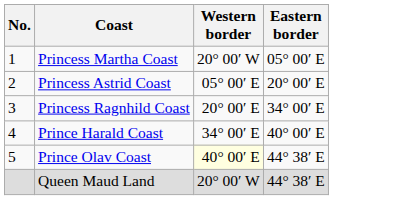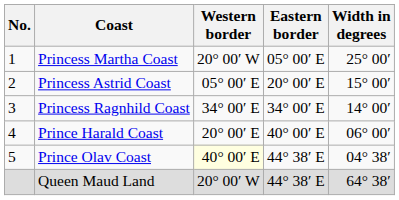+ column: (361, 25)
(231, 108) 20° 00′ E -> (231, 108) 34° 00′ E
(231, 132) 34° 00′ E -> (231, 132) 20° 00′ E
